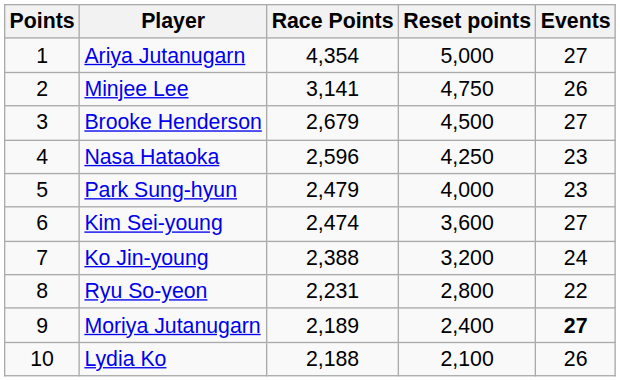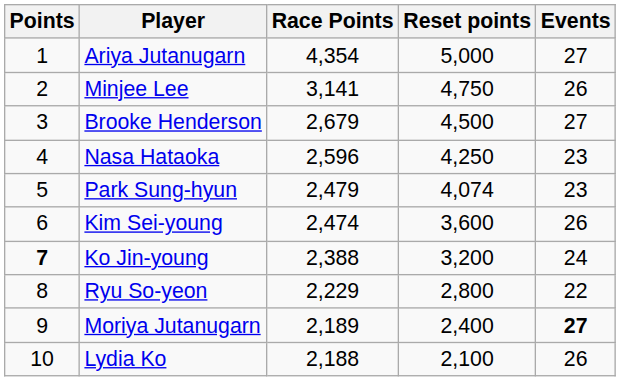(467, 190) 4,000 -> (467, 190) 4,074
(576, 223) 27 -> (576, 223) 26
(42, 257) normal -> (42, 257) bold
(333, 291) 2,231 -> (333, 291) 2,229
